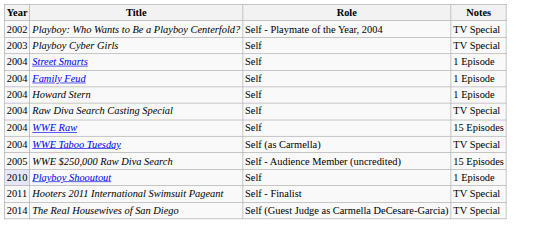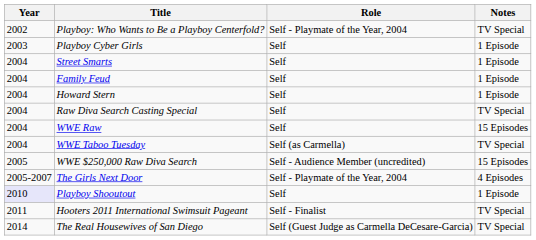(477, 45) TV Special -> (498, 45) 1 Episode
+ row: (99, 177)
